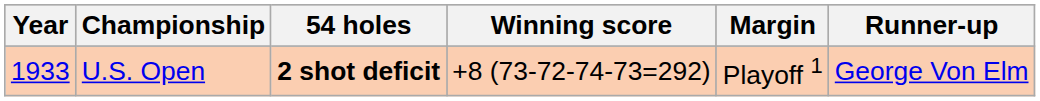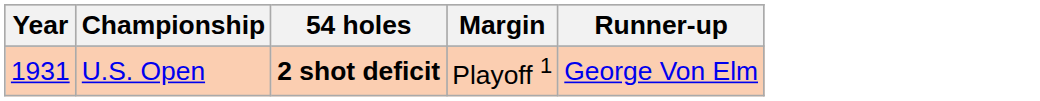- column: (581, 25)
(40, 70) 1933 -> (40, 70) 1931
